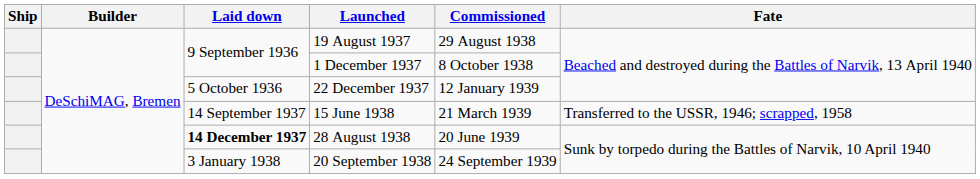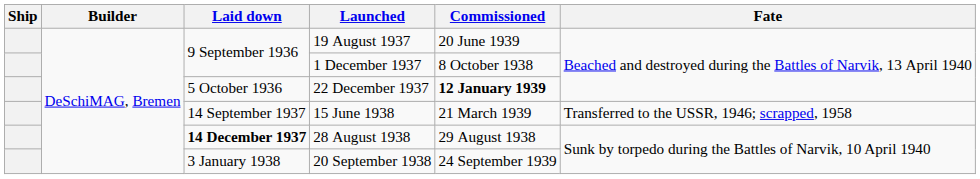(487, 40) 29 August 1938 -> (479, 40) 20 June 1939
(489, 88) normal -> (492, 88) bold
(479, 137) 20 June 1939 -> (487, 137) 29 August 1938
